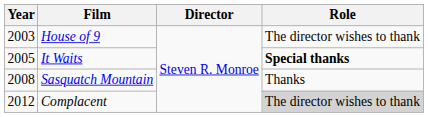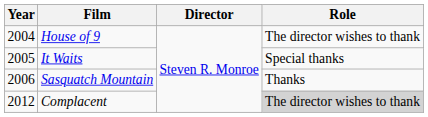(21, 36) 2003 -> (21, 36) 2004
(307, 58) bold -> (305, 58) normal
(21, 79) 2008 -> (21, 79) 2006
